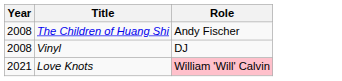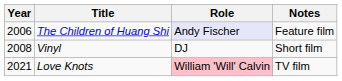+ column: (305, 13)
(19, 31) 2008 -> (19, 31) 2006
(207, 31) no background -> (207, 31) lavender background
